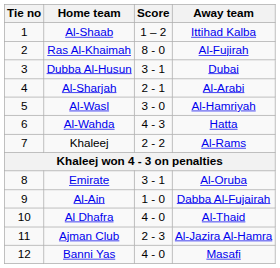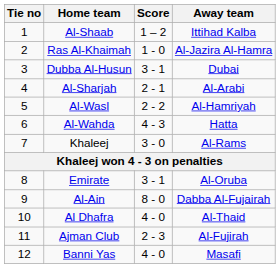(153, 50) 8 - 0 -> (153, 50) 1 - 0
(224, 50) Al-Fujirah -> (224, 50) Al-Jazira Al-Hamra
(153, 106) 3 - 0 -> (153, 106) 2 - 2
(153, 143) 2 - 2 -> (153, 143) 3 - 0
(153, 198) 1 - 0 -> (153, 198) 8 - 0
(224, 236) Al-Jazira Al-Hamra -> (224, 236) Al-Fujirah
